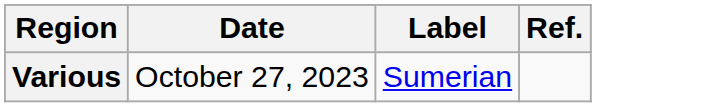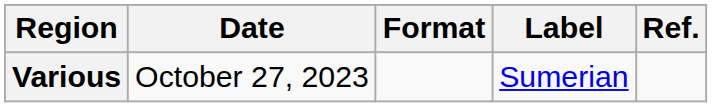+ column: (434, 28)
